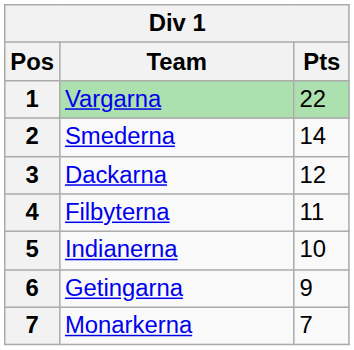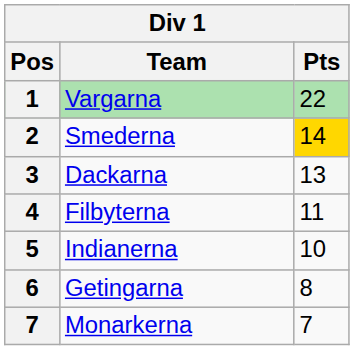(313, 136) no background -> (313, 136) gold background
(313, 174) 12 -> (313, 174) 13
(306, 288) 9 -> (306, 288) 8
